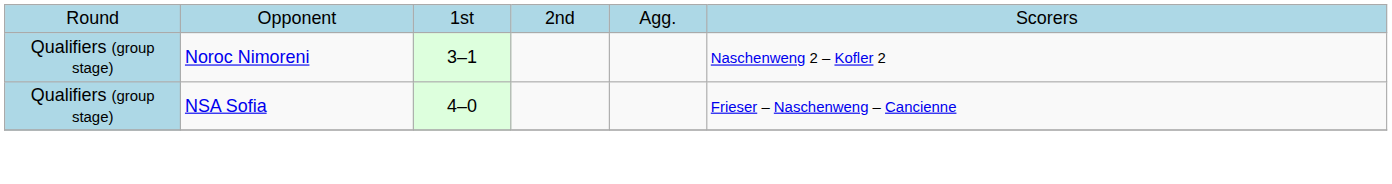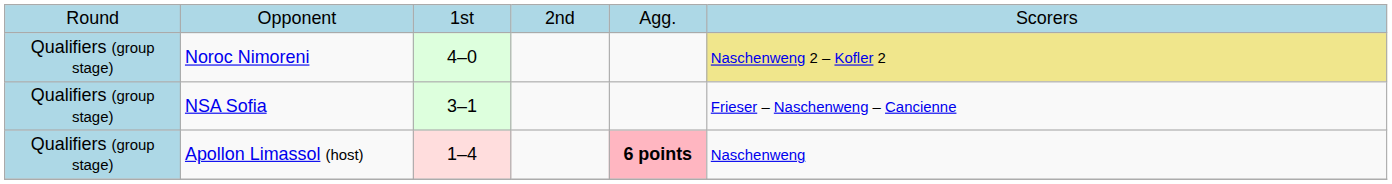(462, 57) 3–1 -> (462, 57) 4–0
(798, 58) no background -> (798, 58) khaki background
(462, 105) 4–0 -> (462, 105) 3–1
+ row: (274, 154)
